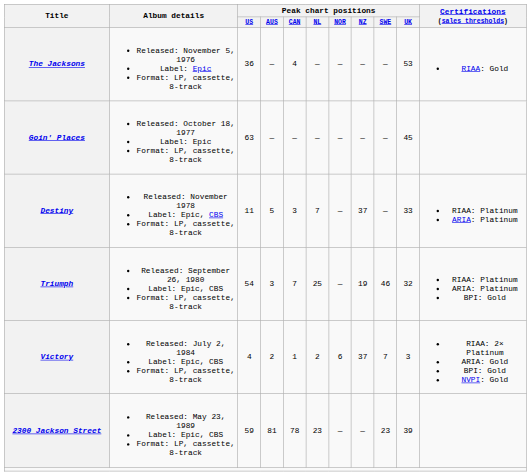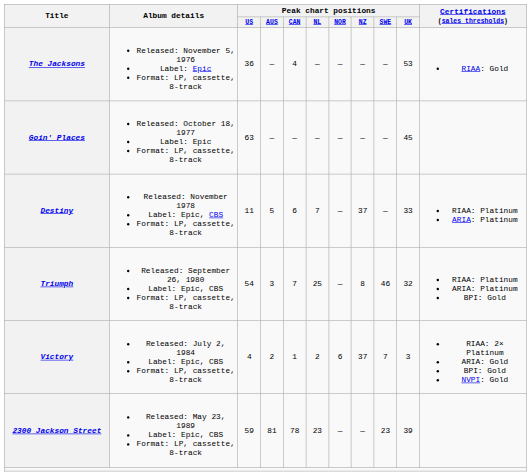(295, 211) 3 -> (295, 211) 6
(363, 284) 19 -> (363, 284) 8
